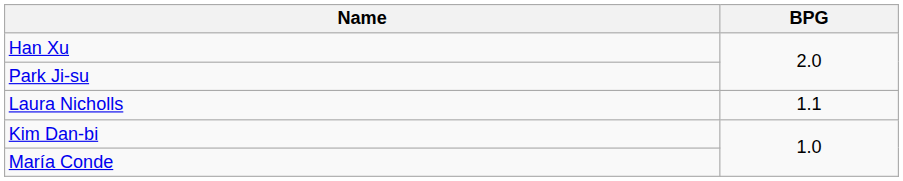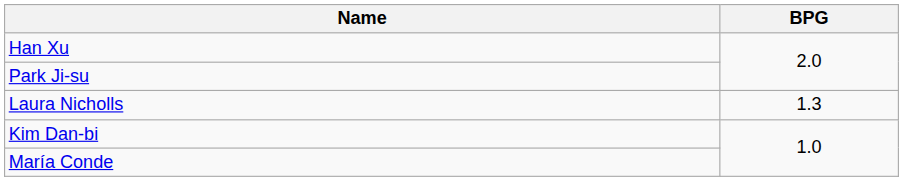(809, 104) 1.1 -> (809, 104) 1.3
